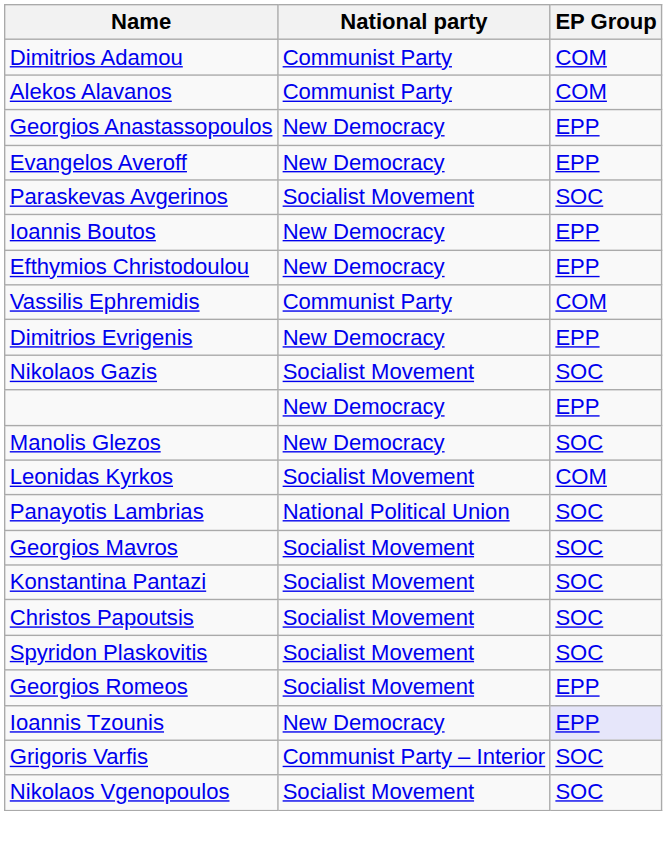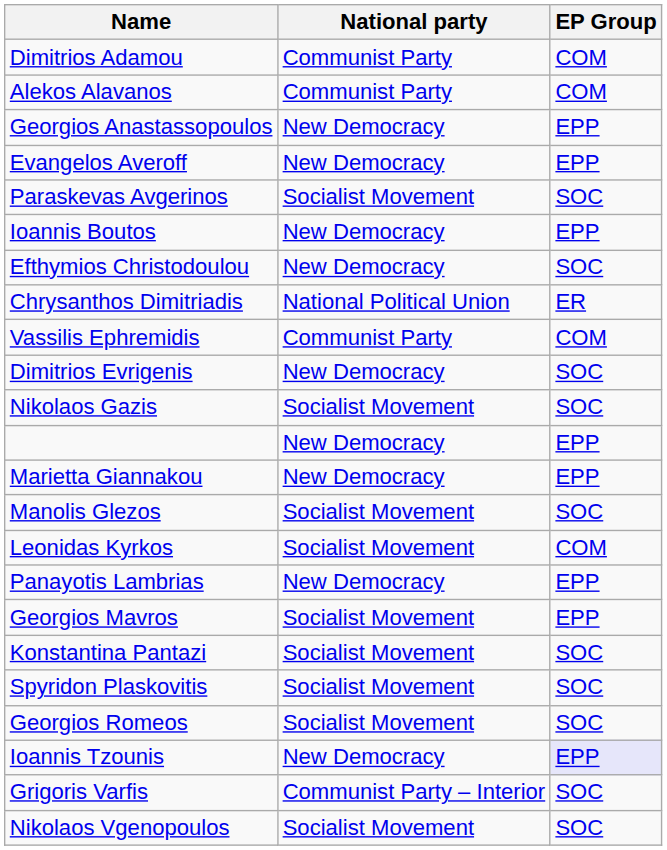(577, 267) EPP -> (579, 267) SOC
+ row: (126, 302)
(577, 337) EPP -> (579, 372) SOC
+ row: (106, 477)
(364, 442) New Democracy -> (378, 512) Socialist Movement
(396, 512) National Political Union -> (364, 582) New Democracy
(579, 512) SOC -> (577, 582) EPP
(579, 547) SOC -> (577, 617) EPP
- row: (102, 617)
(577, 687) EPP -> (579, 722) SOC
